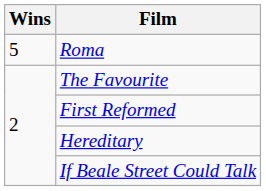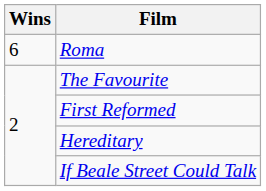(14, 49) 5 -> (14, 49) 6
